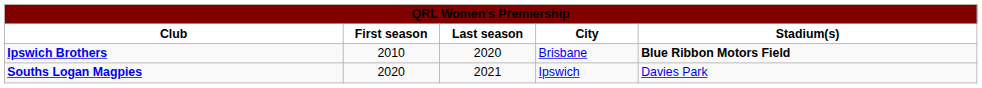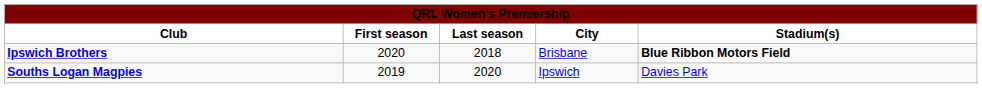(391, 53) 2010 -> (391, 53) 2020
(488, 53) 2020 -> (488, 53) 2018
(391, 72) 2020 -> (391, 72) 2019
(488, 72) 2021 -> (488, 72) 2020
